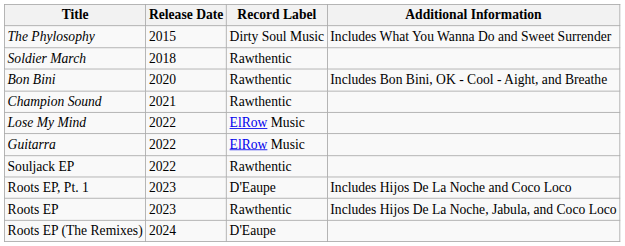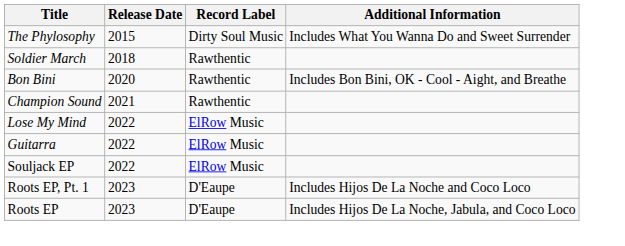(261, 166) Rawthentic -> (226, 166) ElRow Music
(261, 209) Rawthentic -> (212, 209) D'Eaupe
- row: (75, 230)
